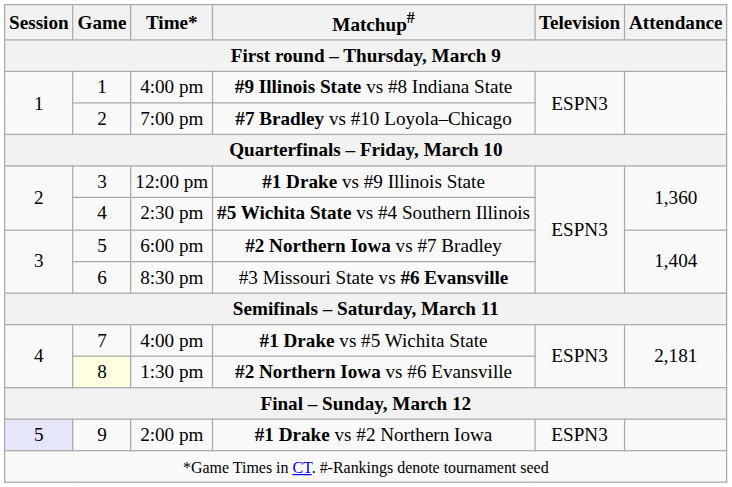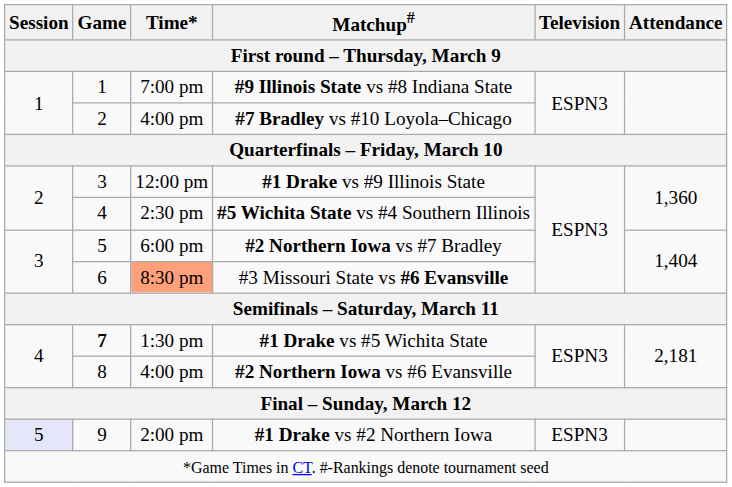(172, 87) 4:00 pm -> (172, 87) 7:00 pm
(172, 119) 7:00 pm -> (172, 119) 4:00 pm
(172, 276) no background -> (172, 276) lightsalmon background
(102, 340) normal -> (102, 340) bold
(172, 340) 4:00 pm -> (172, 340) 1:30 pm
(102, 371) lightyellow background -> (102, 371) no background
(172, 371) 1:30 pm -> (172, 371) 4:00 pm
